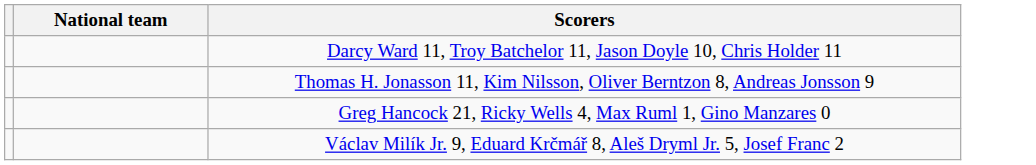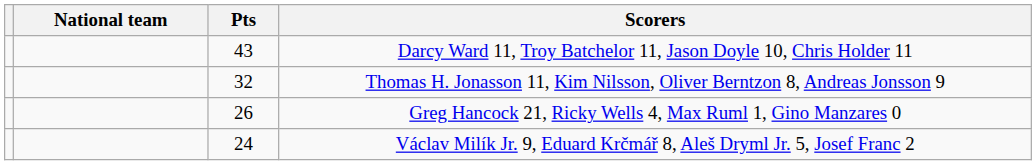+ column: (244, 20)
